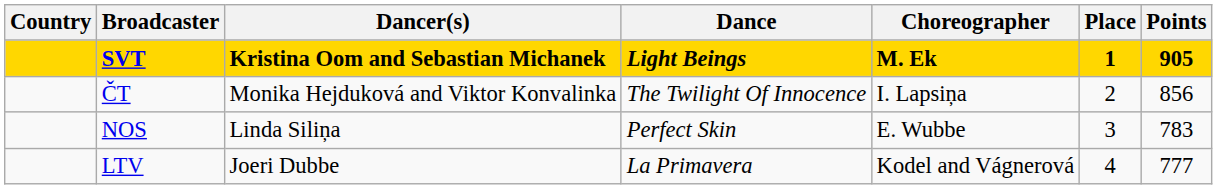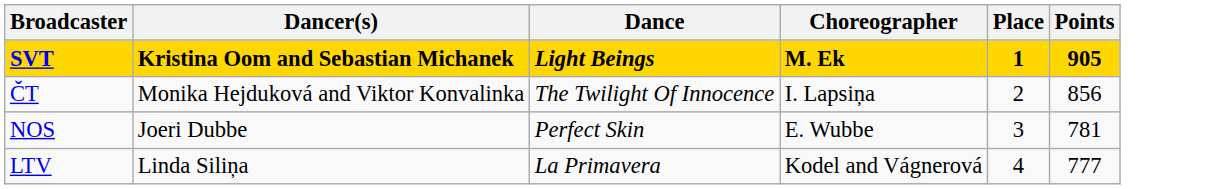- column: (51, 22)
(285, 129) Linda Siliņa -> (193, 129) Joeri Dubbe
(1176, 129) 783 -> (1085, 129) 781
(284, 165) Joeri Dubbe -> (193, 165) Linda Siliņa
